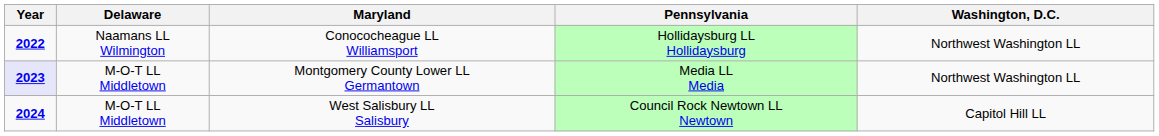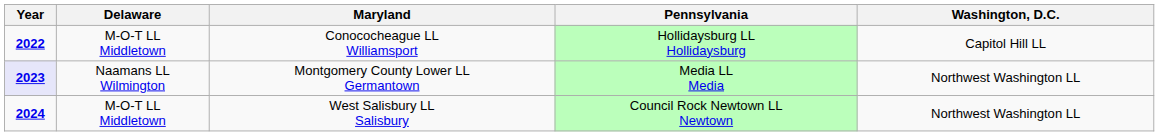(133, 43) Naamans LL Wilmington -> (133, 43) M-O-T LL Middletown
(1006, 43) Northwest Washington LL -> (1006, 43) Capitol Hill LL
(133, 78) M-O-T LL Middletown -> (133, 78) Naamans LL Wilmington
(1006, 114) Capitol Hill LL -> (1006, 114) Northwest Washington LL
